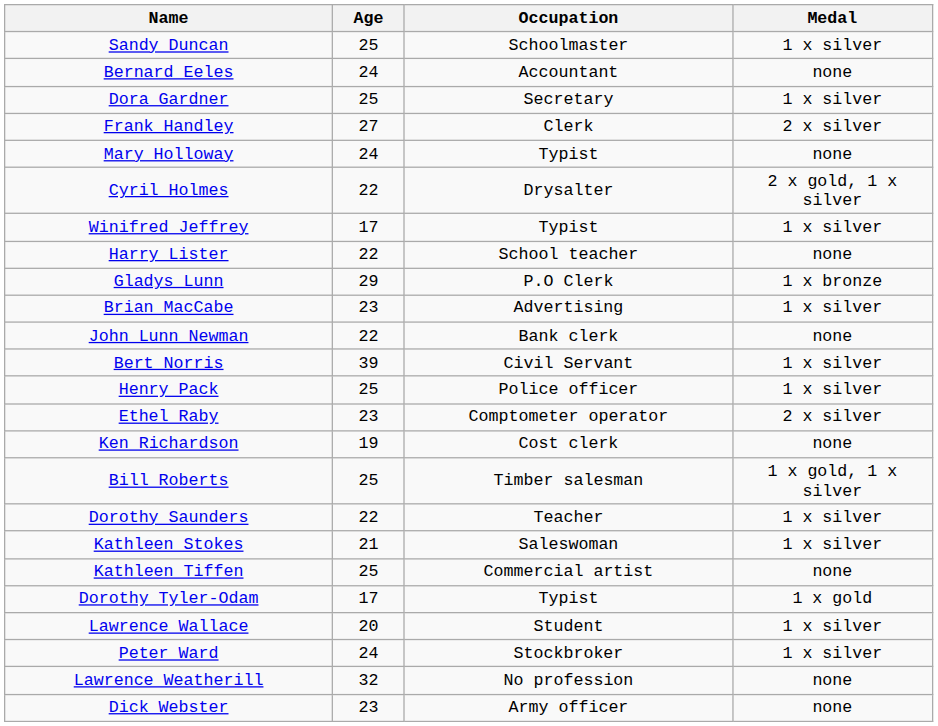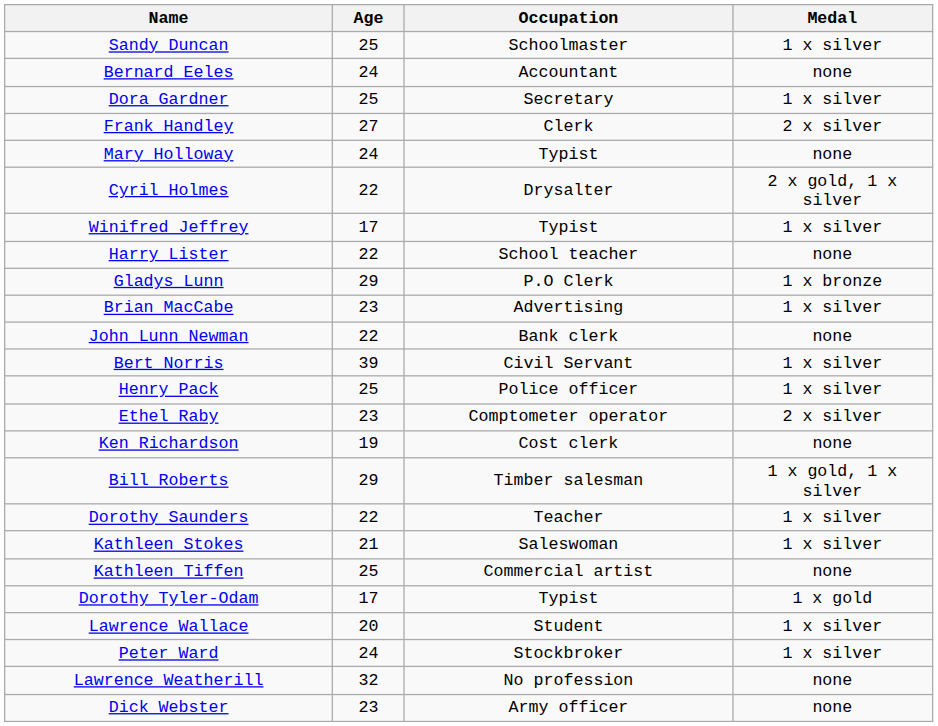(369, 481) 25 -> (369, 481) 29
